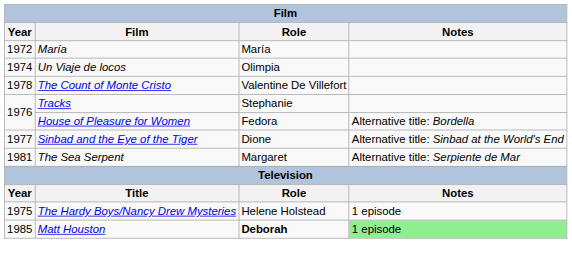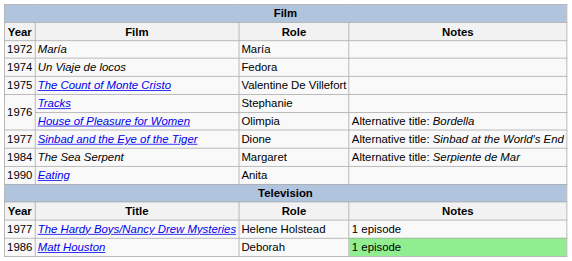(261, 68) Olimpia -> (259, 68) Fedora
(20, 86) 1978 -> (20, 86) 1975
(259, 122) Fedora -> (261, 122) Olimpia
(20, 158) 1981 -> (20, 158) 1984
+ row: (54, 176)
(20, 211) 1975 -> (20, 229) 1977
(20, 229) 1985 -> (20, 247) 1986
(264, 229) bold -> (263, 247) normal
